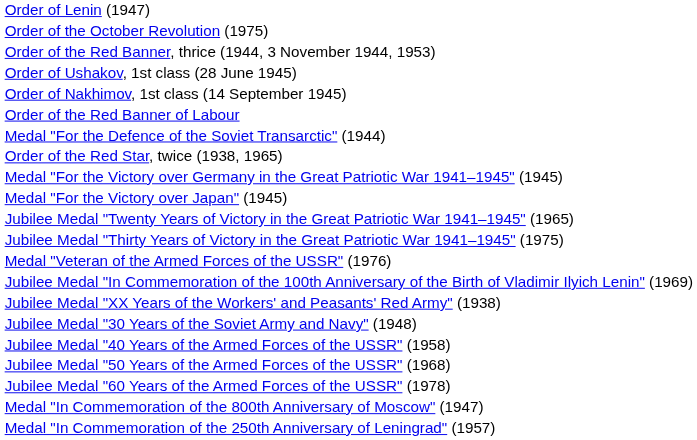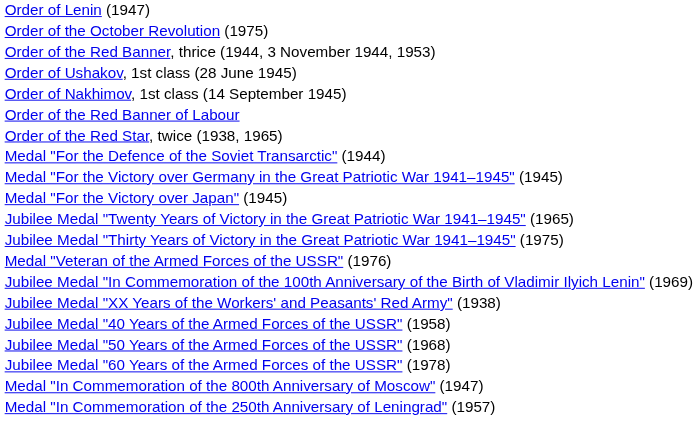rows swapped: (144, 156) <-> (195, 135)
- row: (211, 323)
